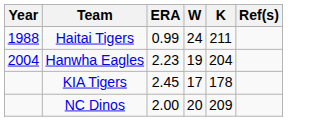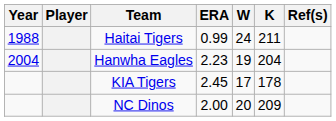+ column: (67, 15)
